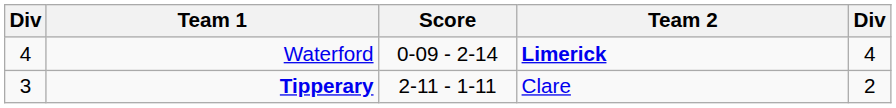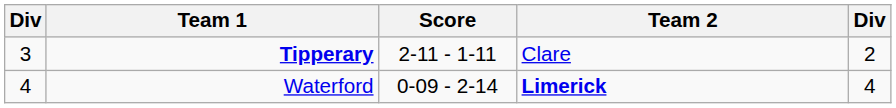rows swapped: (329, 53) <-> (327, 86)
